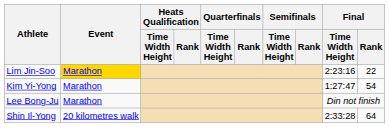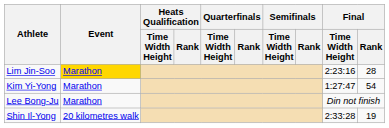(371, 72) 22 -> (371, 72) 28
(371, 116) 64 -> (371, 116) 19
